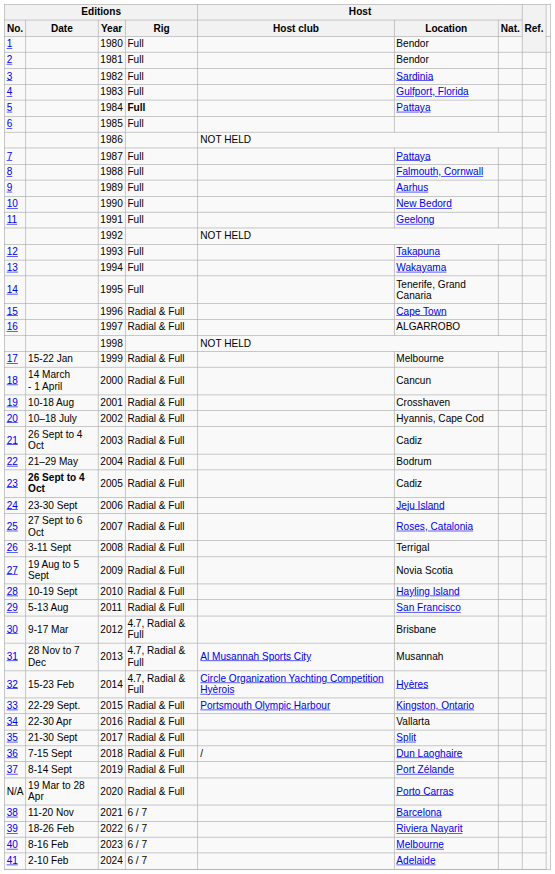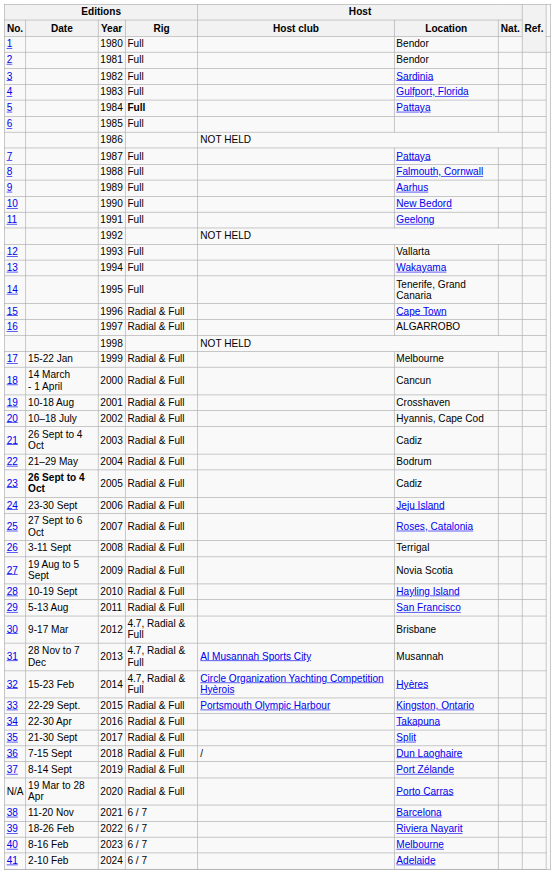(418, 252) Takapuna -> (413, 252) Vallarta
(413, 722) Vallarta -> (418, 722) Takapuna
